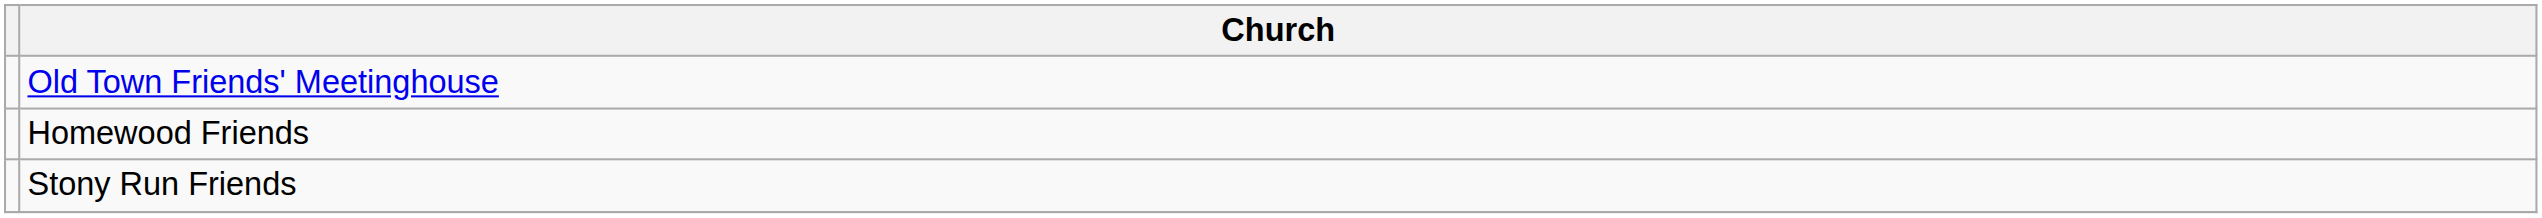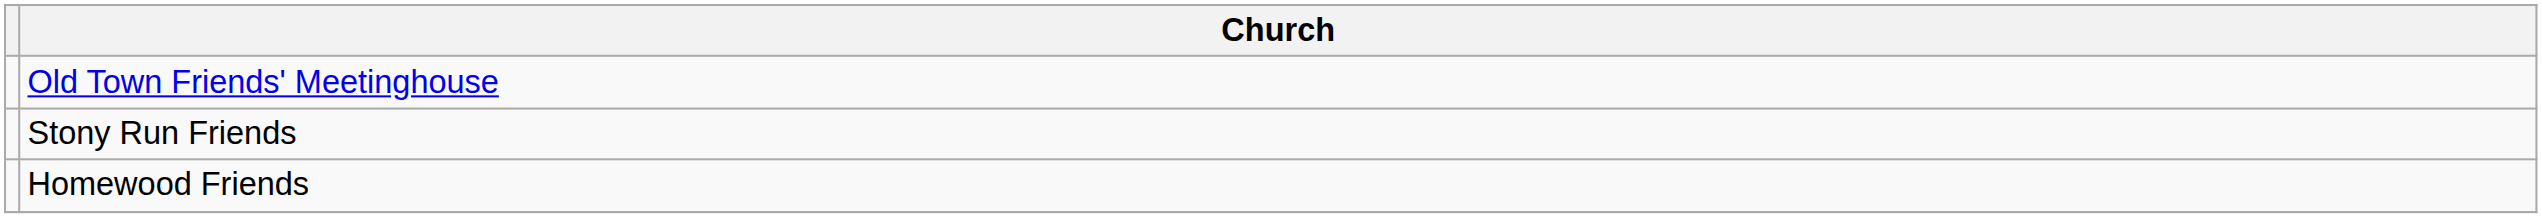rows swapped: (162, 184) <-> (168, 133)
